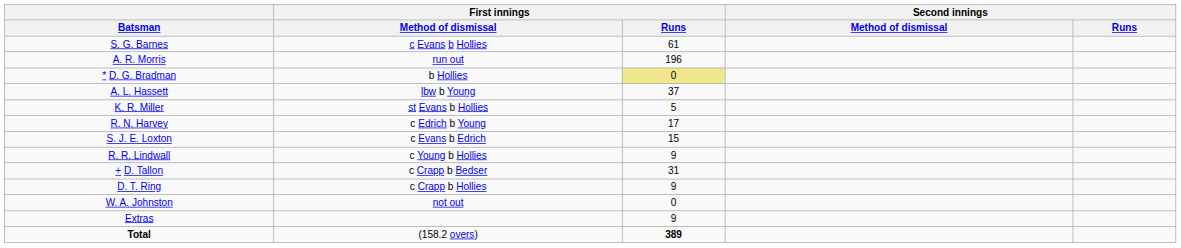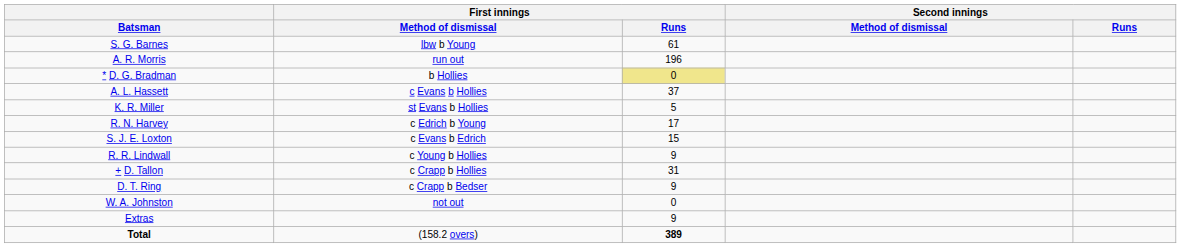(448, 44) c Evans b Hollies -> (448, 44) lbw b Young
(448, 91) lbw b Young -> (448, 91) c Evans b Hollies
(448, 171) c Crapp b Bedser -> (448, 171) c Crapp b Hollies
(448, 186) c Crapp b Hollies -> (448, 186) c Crapp b Bedser
